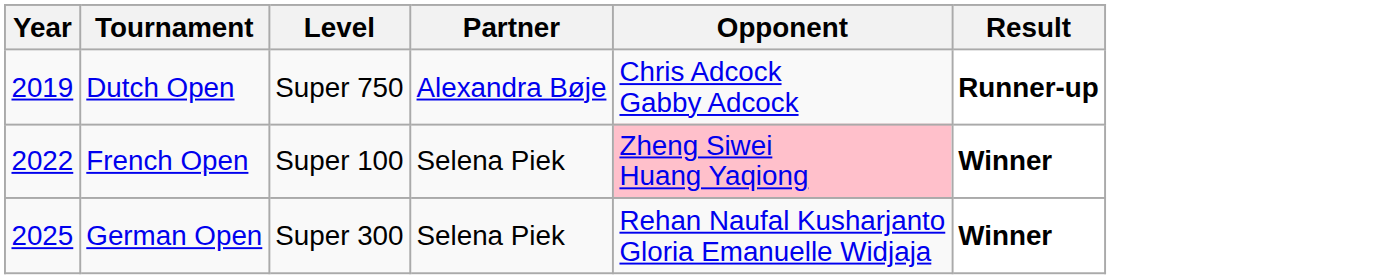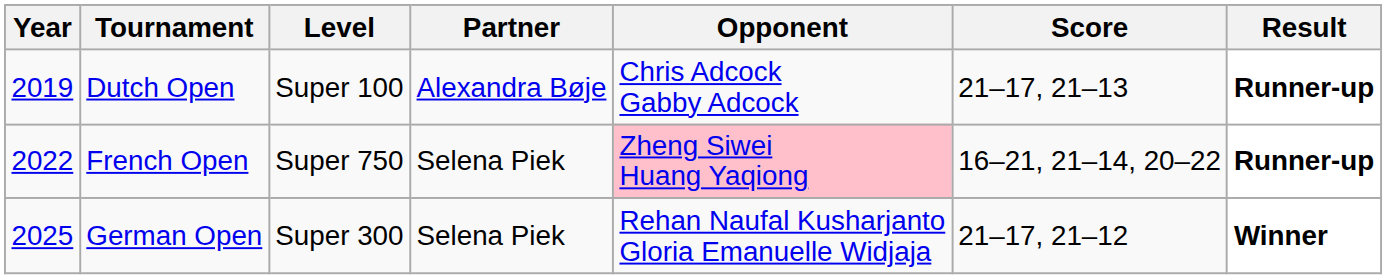+ column: (1090, 27)
(339, 87) Super 750 -> (339, 87) Super 100
(339, 161) Super 100 -> (339, 161) Super 750
(1005, 161) Winner -> (1304, 161) Runner-up
